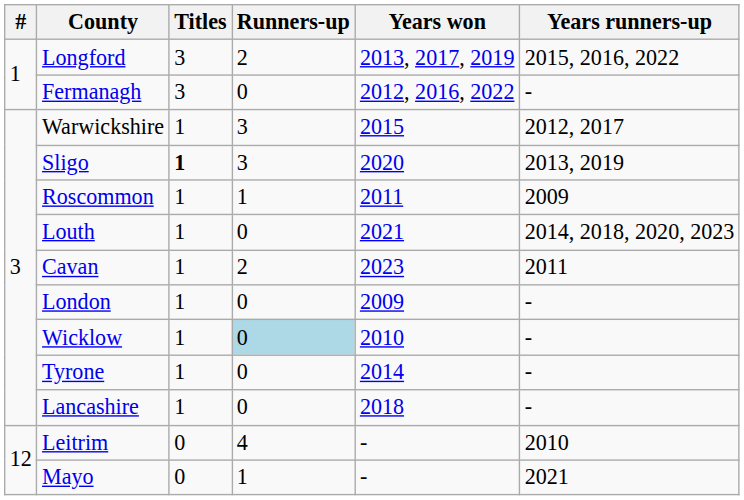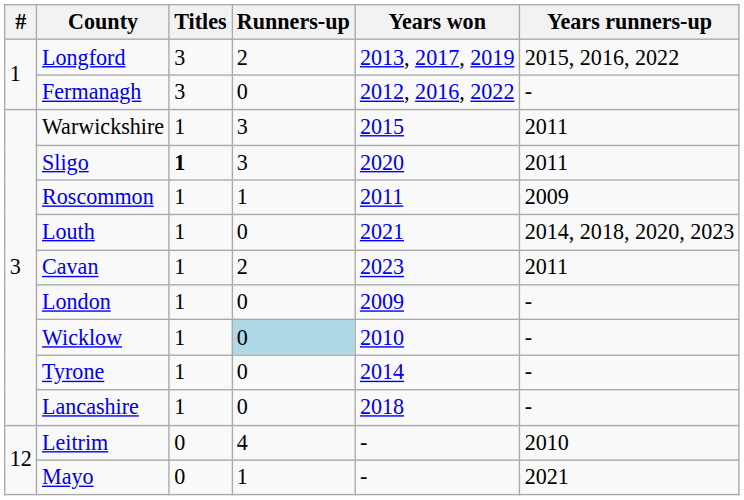(574, 127) 2012, 2017 -> (546, 127) 2011
(574, 162) 2013, 2019 -> (546, 162) 2011
